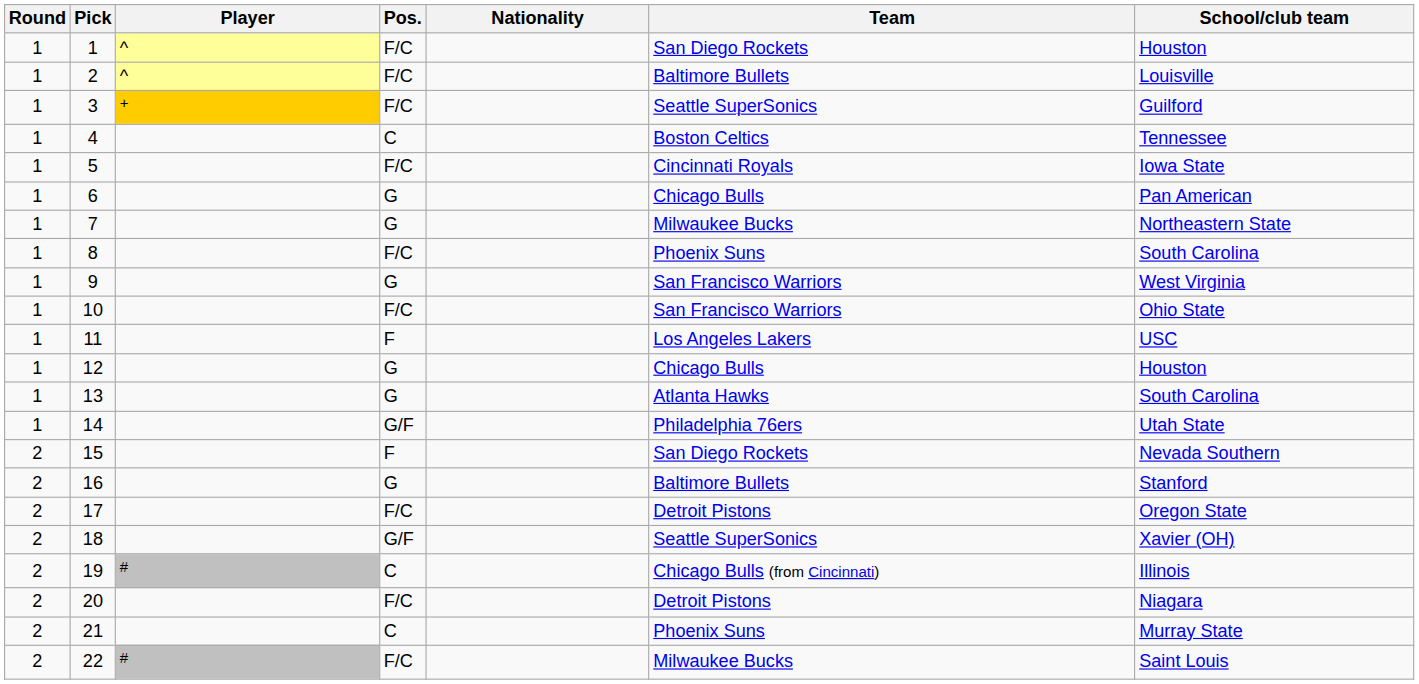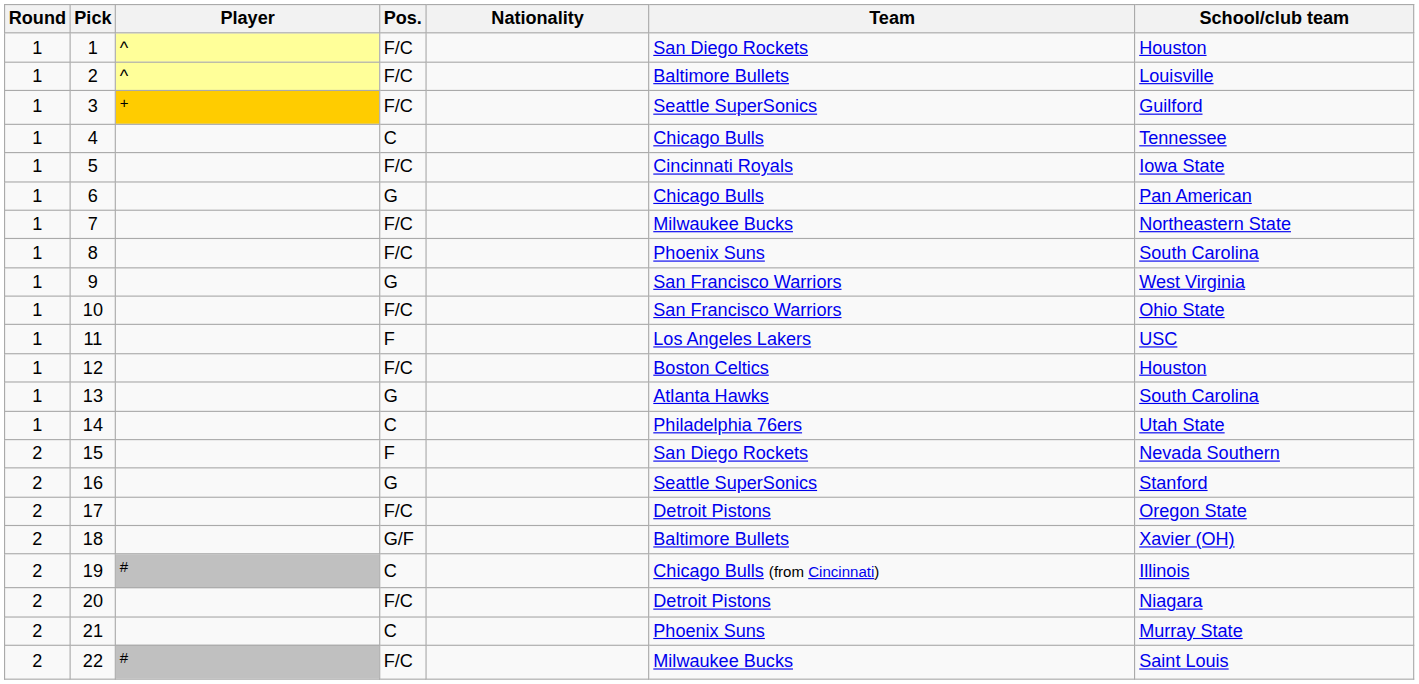(711, 138) Boston Celtics -> (709, 138) Chicago Bulls
(391, 224) G -> (398, 224) F/C
(391, 367) G -> (398, 367) F/C
(709, 367) Chicago Bulls -> (711, 367) Boston Celtics
(399, 425) G/F -> (390, 425) C
(721, 482) Baltimore Bullets -> (735, 482) Seattle SuperSonics
(735, 539) Seattle SuperSonics -> (721, 539) Baltimore Bullets
